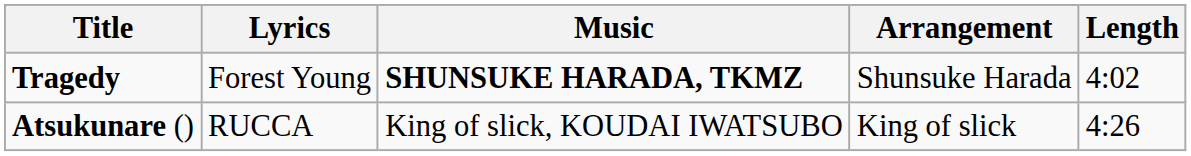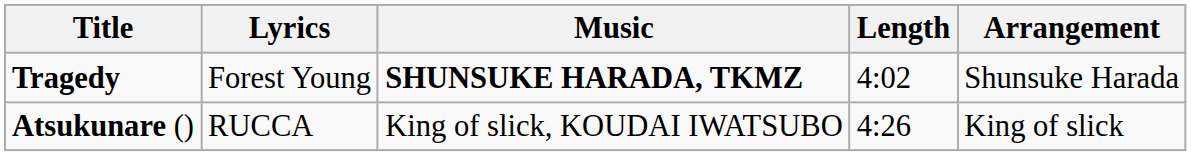columns swapped: (964, 28) <-> (1132, 28)
